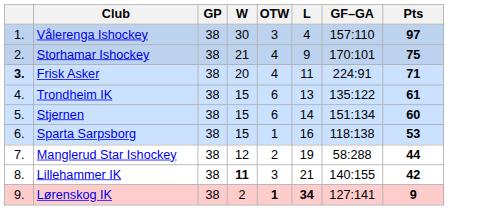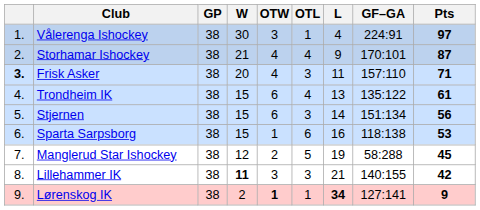+ column: (308, 14)
(352, 34) 157:110 -> (383, 34) 224:91
(413, 54) 75 -> (444, 54) 87
(352, 74) 224:91 -> (383, 74) 157:110
(413, 114) 60 -> (444, 114) 56
(413, 154) 44 -> (444, 154) 45
